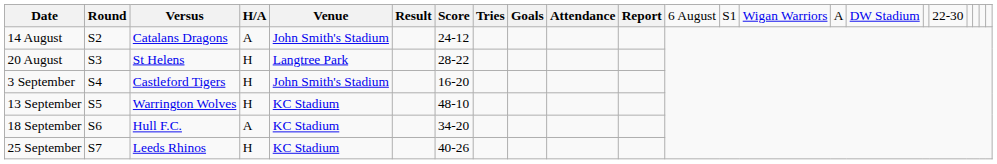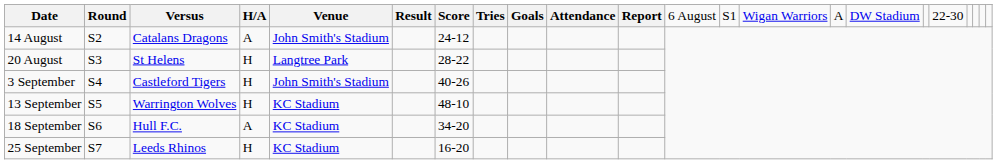(454, 82) 16-20 -> (454, 82) 40-26
(454, 148) 40-26 -> (454, 148) 16-20
